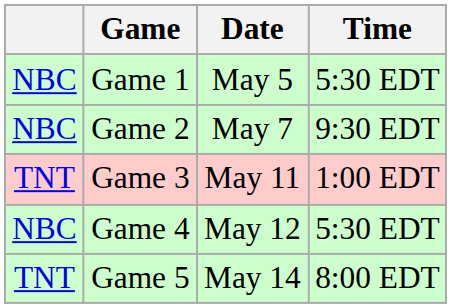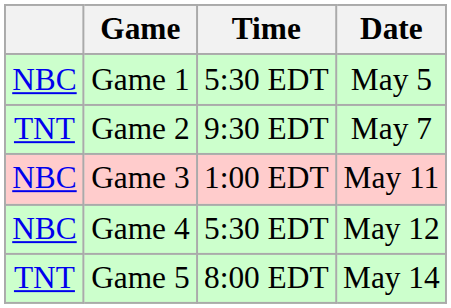columns swapped: (252, 29) <-> (377, 29)
(44, 128) NBC -> (44, 128) TNT
(44, 178) TNT -> (44, 178) NBC
